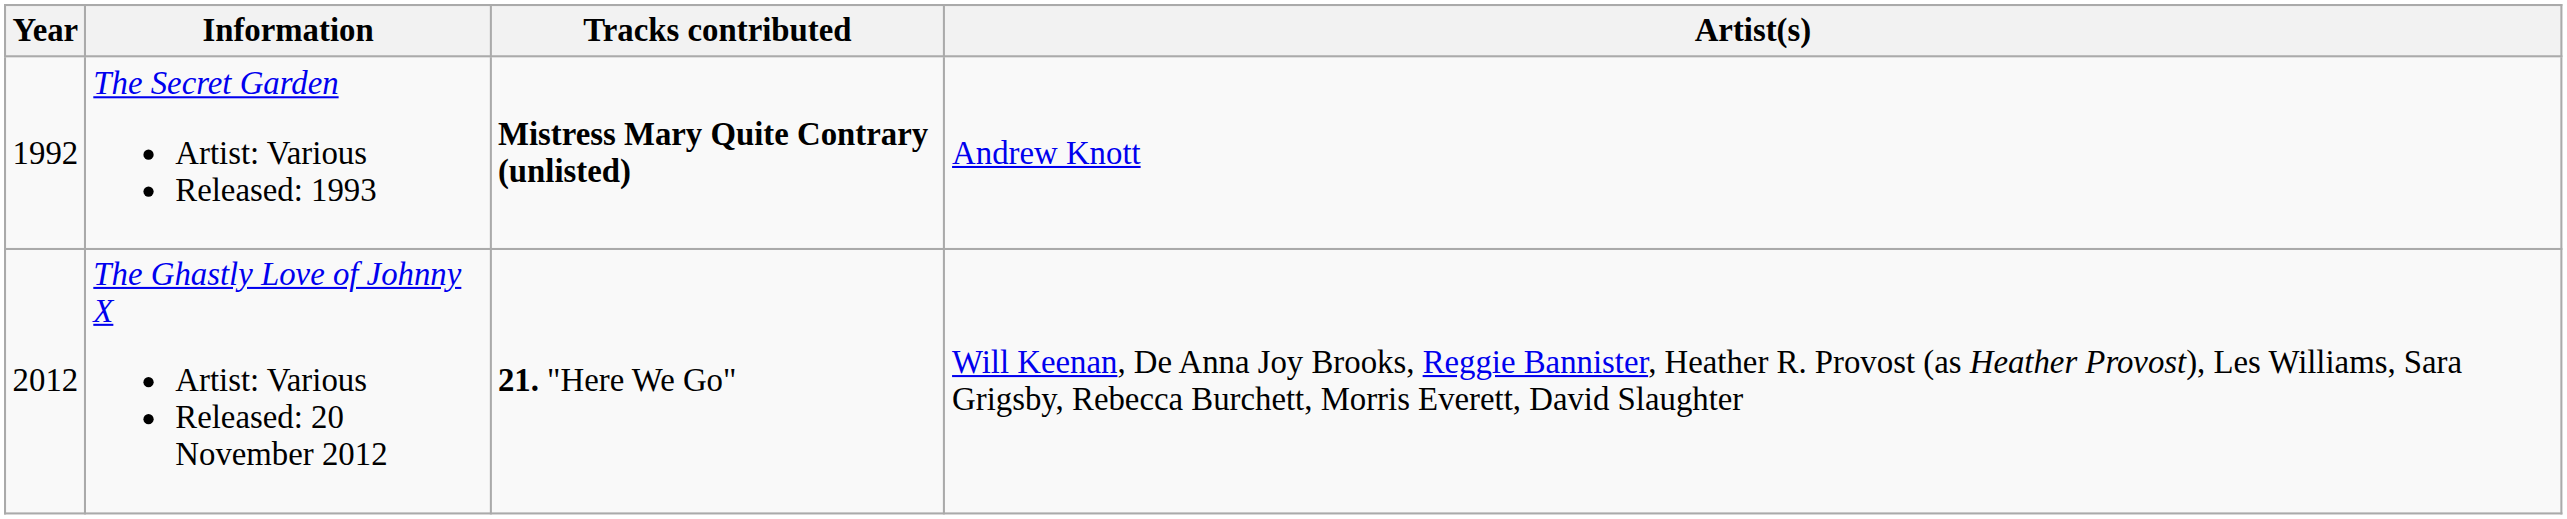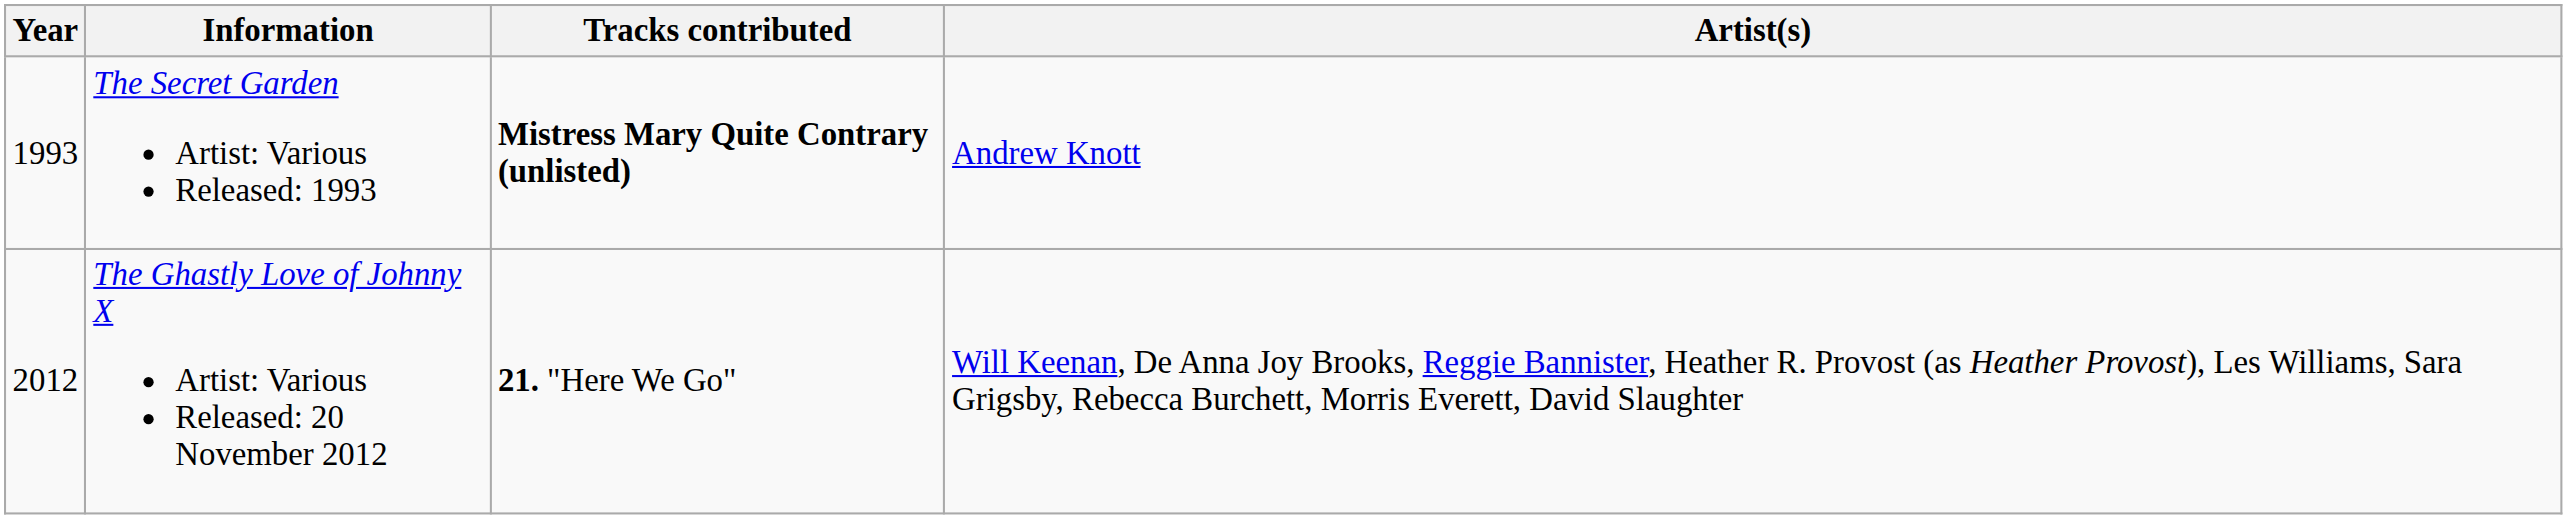(45, 152) 1992 -> (45, 152) 1993
